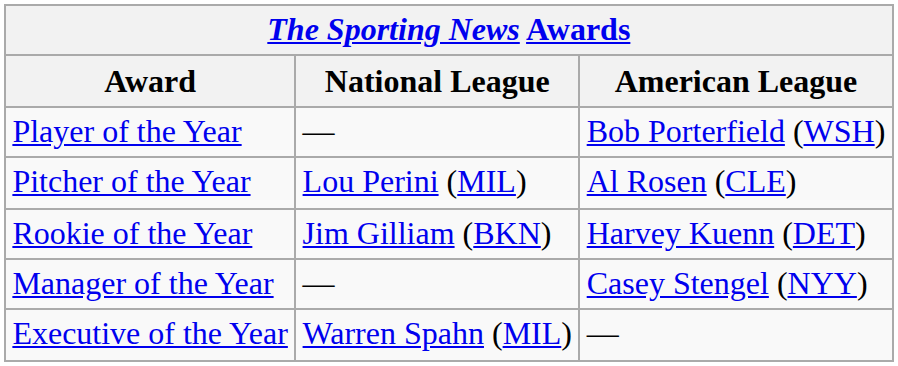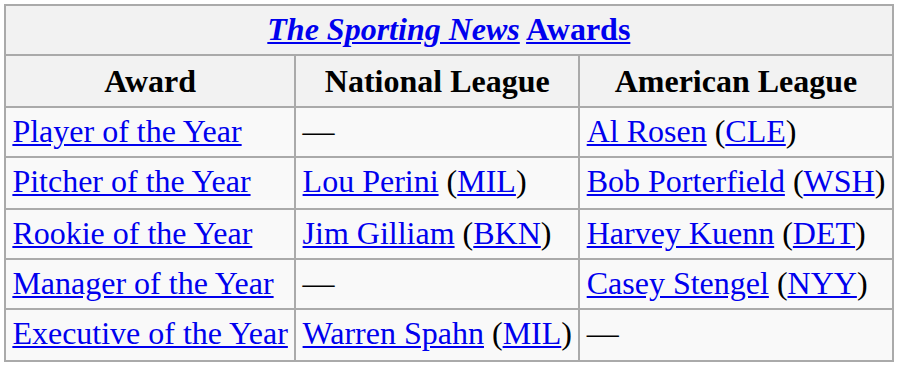(736, 131) Bob Porterfield (WSH) -> (692, 131) Al Rosen (CLE)
(692, 182) Al Rosen (CLE) -> (736, 182) Bob Porterfield (WSH)
